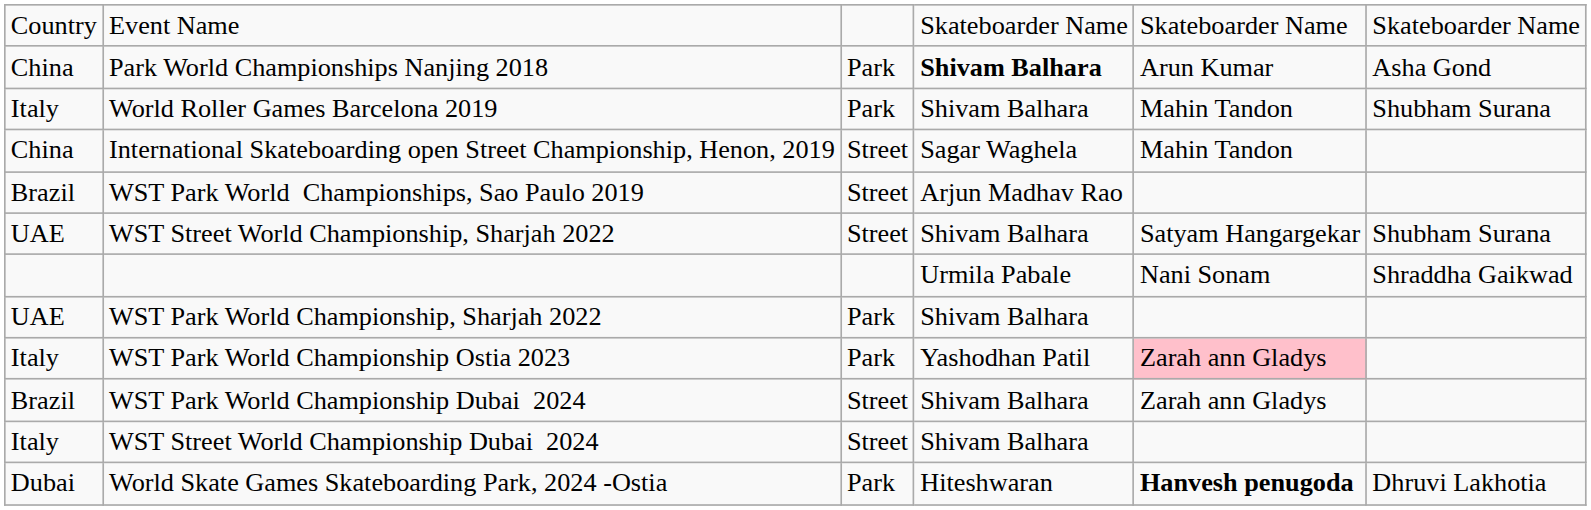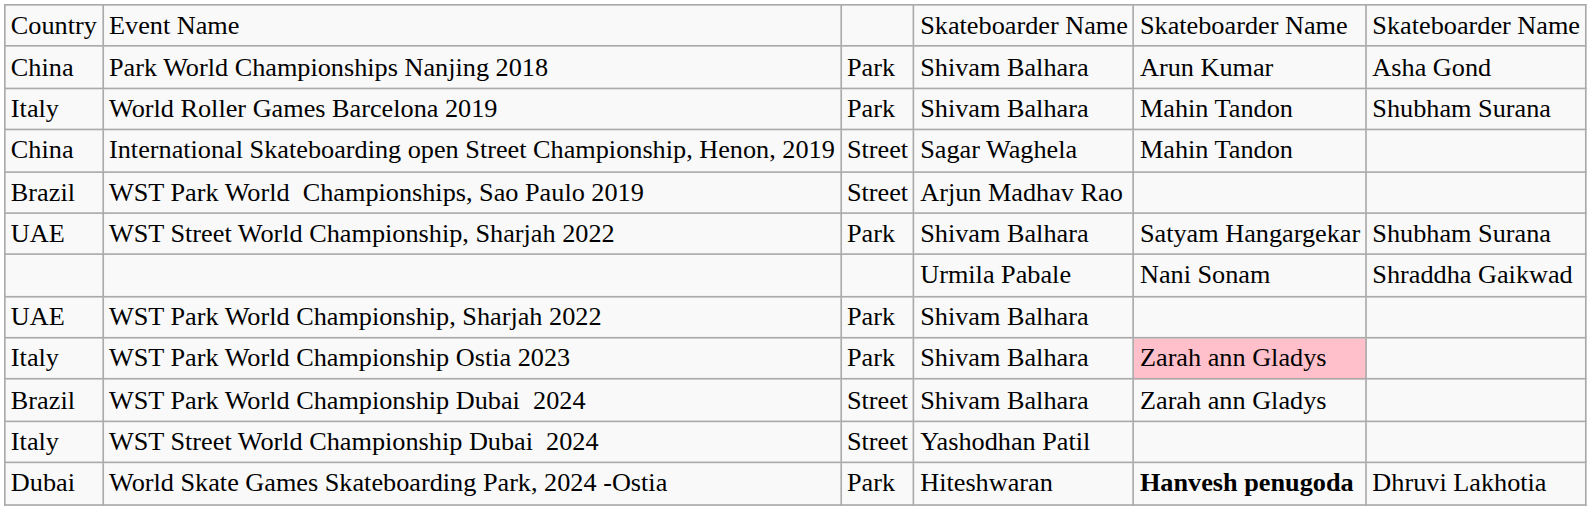(1011, 66) bold -> (1004, 66) normal
(878, 233) Street -> (871, 233) Park
(1005, 358) Yashodhan Patil -> (1004, 358) Shivam Balhara
(1004, 441) Shivam Balhara -> (1005, 441) Yashodhan Patil
